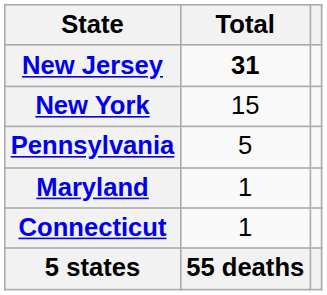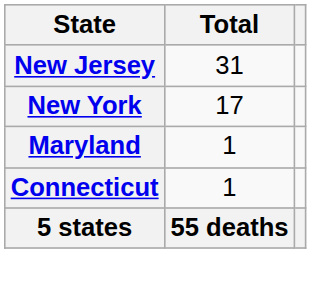(245, 65) bold -> (229, 65) normal
(245, 106) 15 -> (229, 106) 17
- row: (93, 146)
